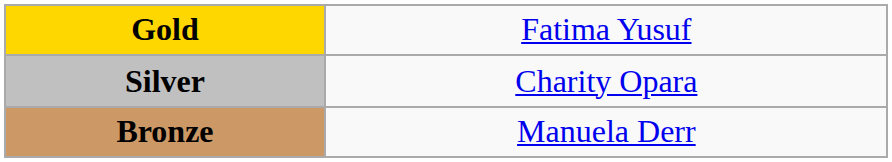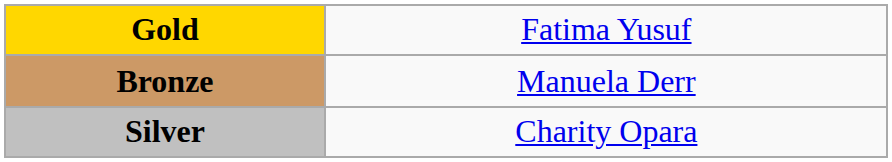rows swapped: (165, 80) <-> (165, 131)
